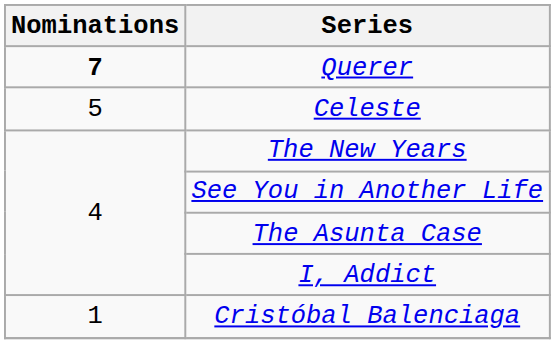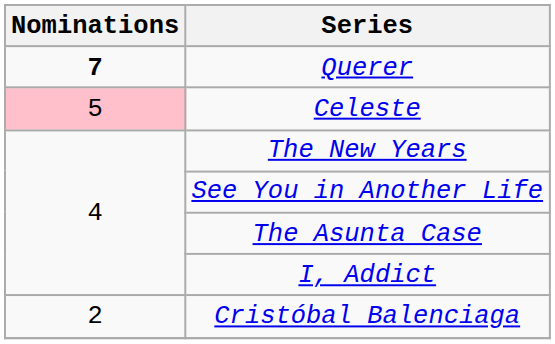(95, 109) no background -> (95, 109) pink background
(95, 316) 1 -> (95, 316) 2
